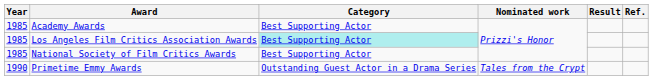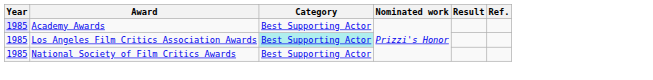(17, 26) no background -> (17, 26) lavender background
- row: (87, 68)
